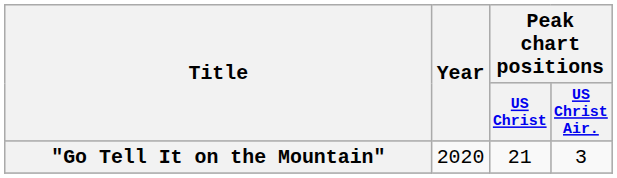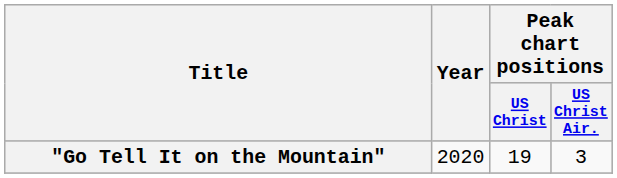(520, 157) 21 -> (520, 157) 19
